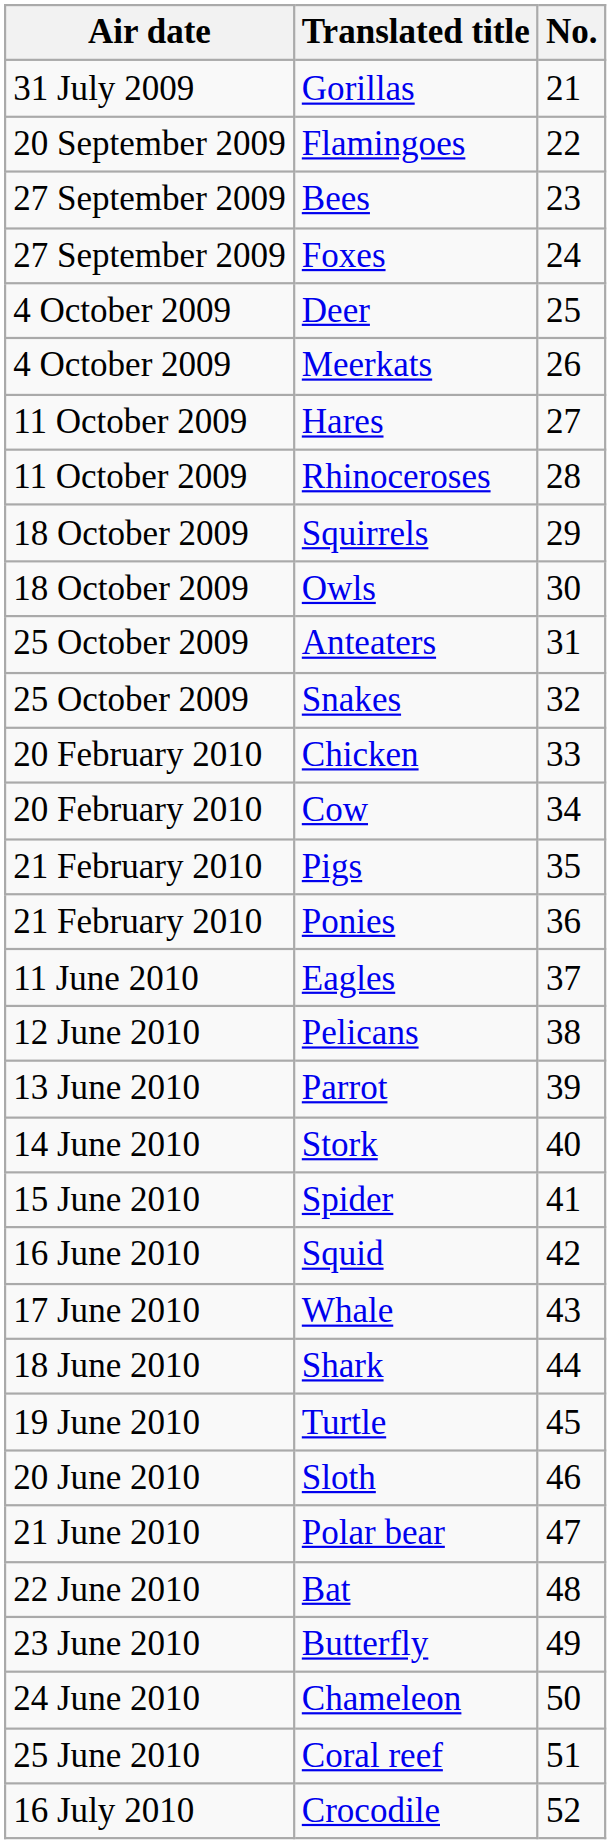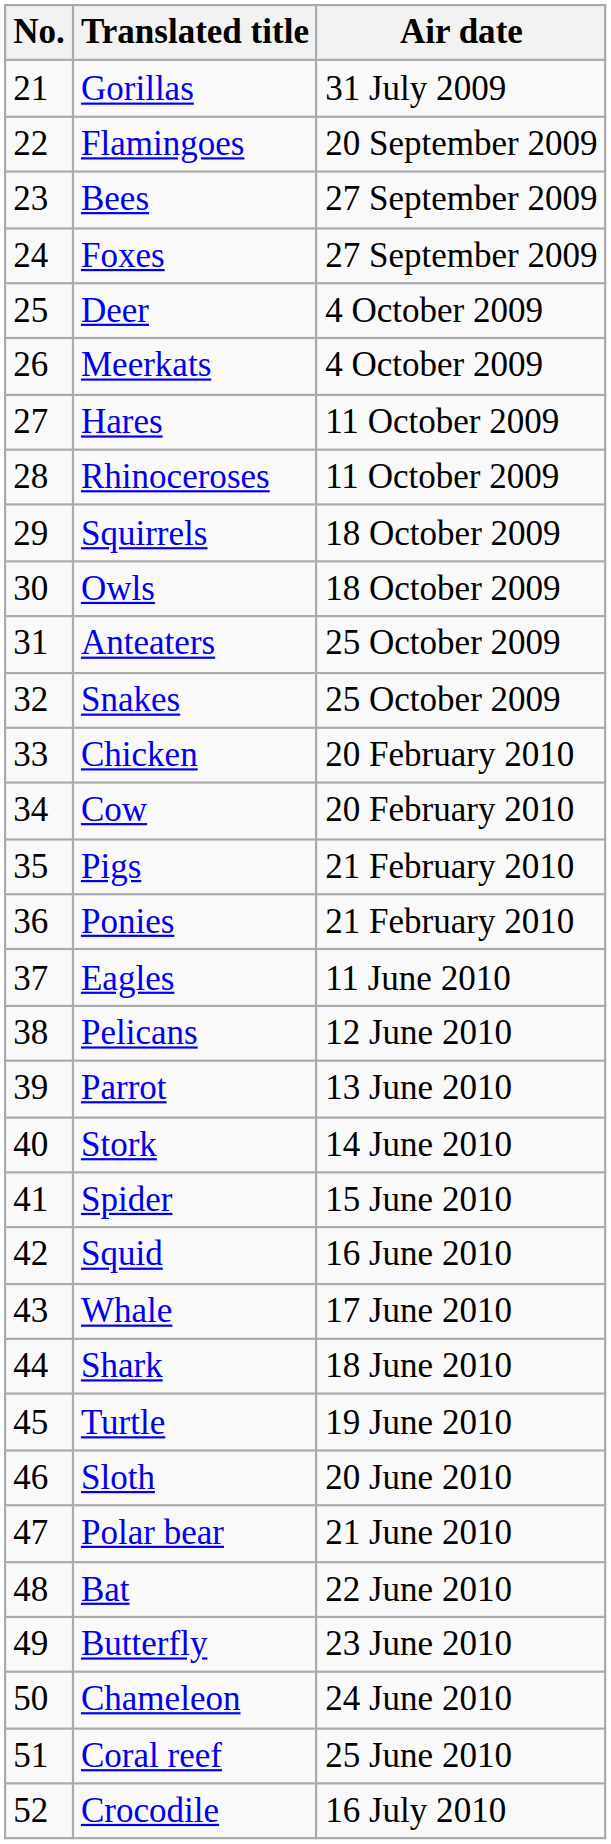columns swapped: (572, 32) <-> (149, 32)
